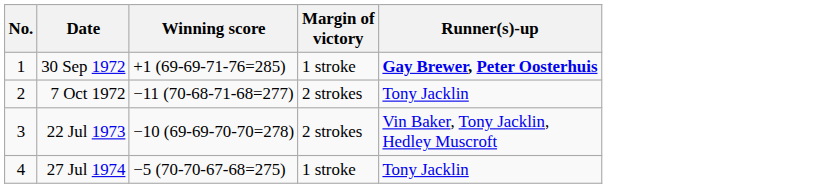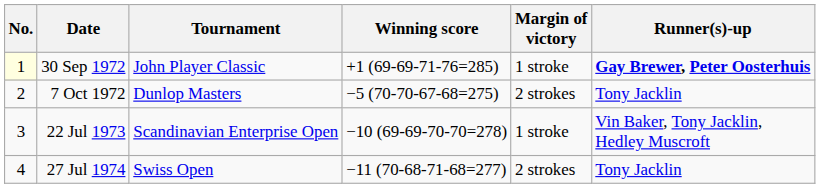+ column: (236, 28)
(21, 66) no background -> (21, 66) lightyellow background
(213, 94) −11 (70-68-71-68=277) -> (422, 94) −5 (70-70-67-68=275)
(332, 132) 2 strokes -> (542, 132) 1 stroke
(209, 169) −5 (70-70-67-68=275) -> (426, 169) −11 (70-68-71-68=277)
(329, 169) 1 stroke -> (545, 169) 2 strokes
